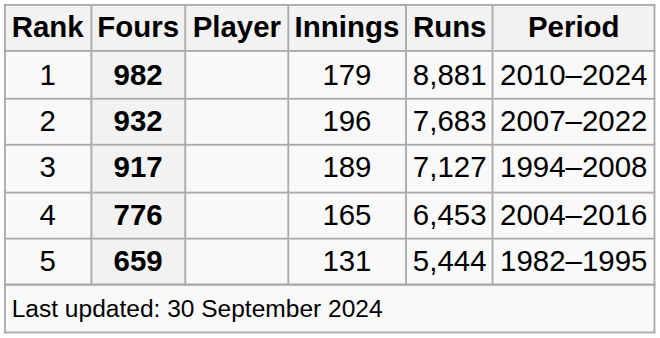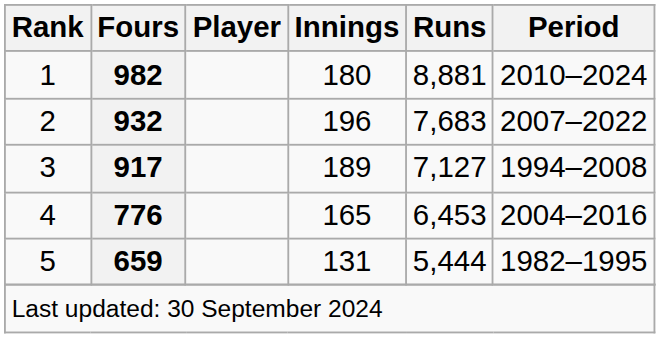(347, 74) 179 -> (347, 74) 180
